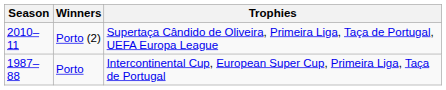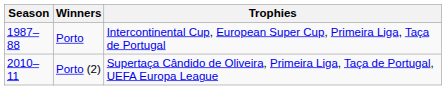rows swapped: (70, 69) <-> (78, 38)
